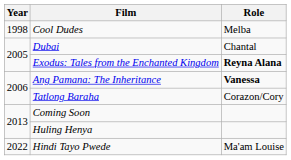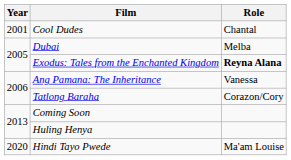(17, 29) 1998 -> (17, 29) 2001
(237, 29) Melba -> (240, 29) Chantal
(240, 46) Chantal -> (237, 46) Melba
(242, 79) bold -> (241, 79) normal
(17, 146) 2022 -> (17, 146) 2020
